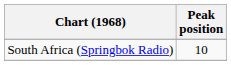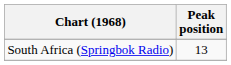(201, 49) 10 -> (201, 49) 13
